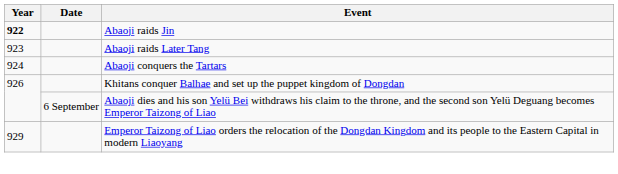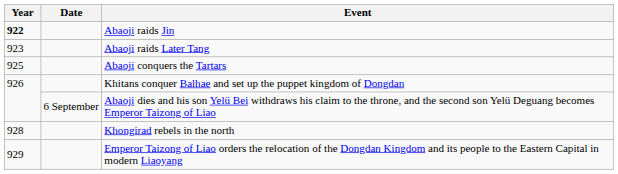(15, 65) 924 -> (15, 65) 925
+ row: (169, 130)
